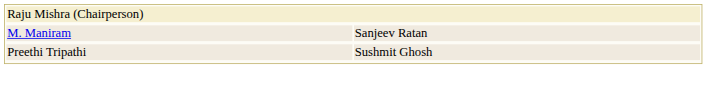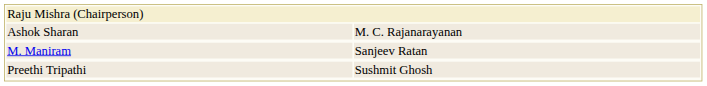+ row: (43, 31)
